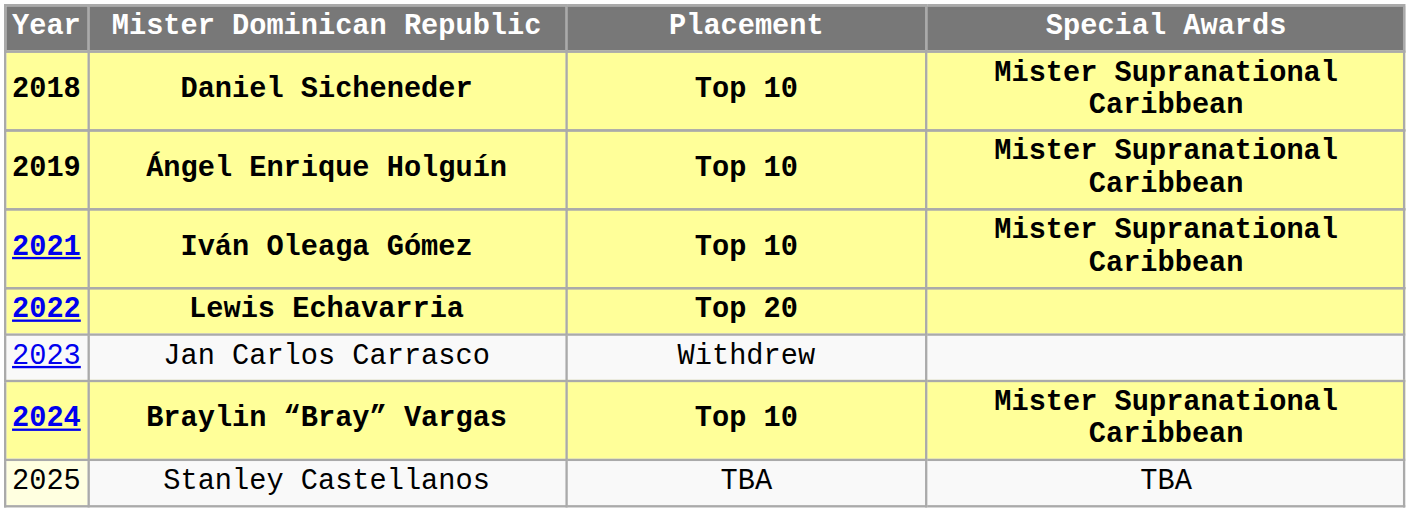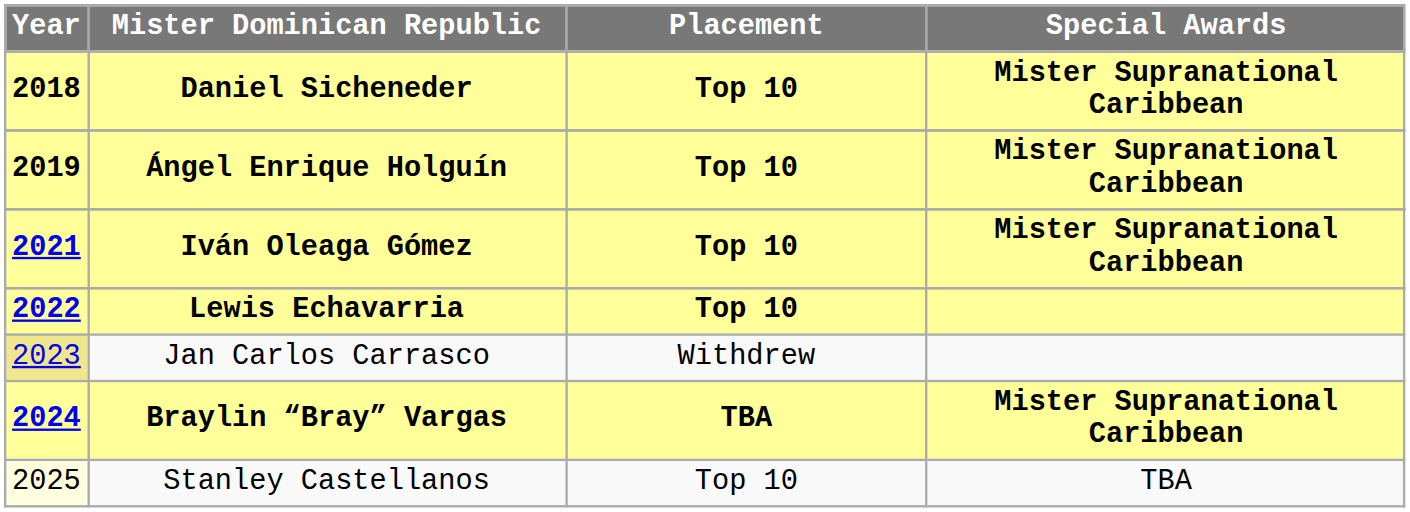(746, 311) Top 20 -> (746, 311) Top 10
(46, 357) no background -> (46, 357) khaki background
(746, 420) Top 10 -> (746, 420) TBA
(746, 482) TBA -> (746, 482) Top 10
